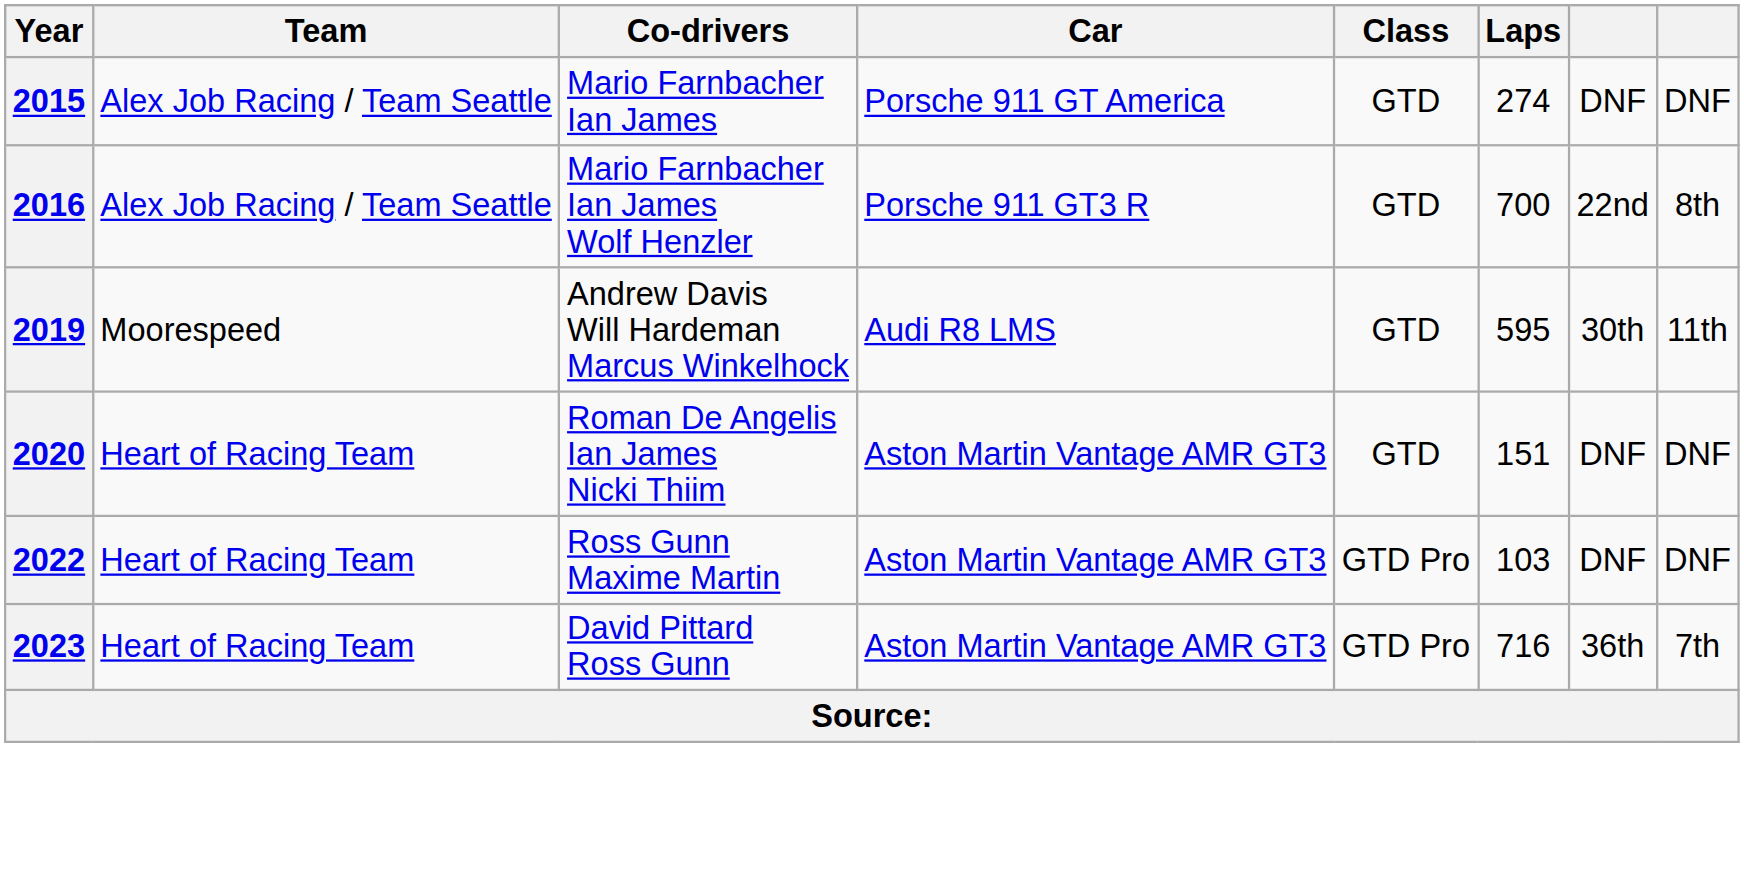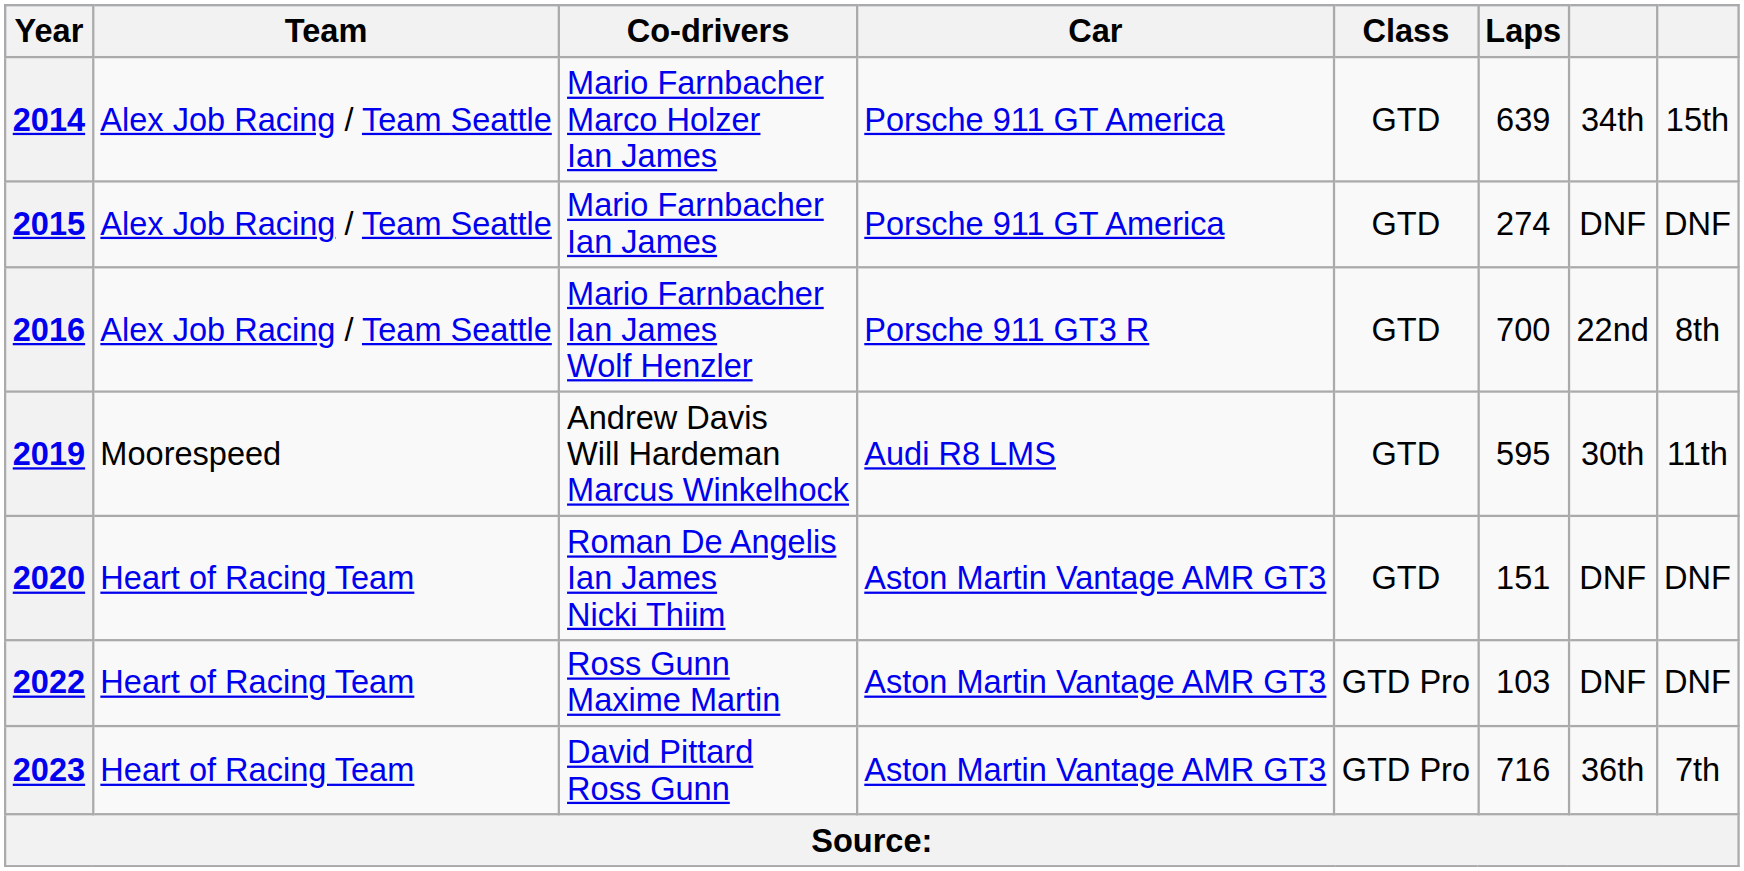+ row: (49, 119)
